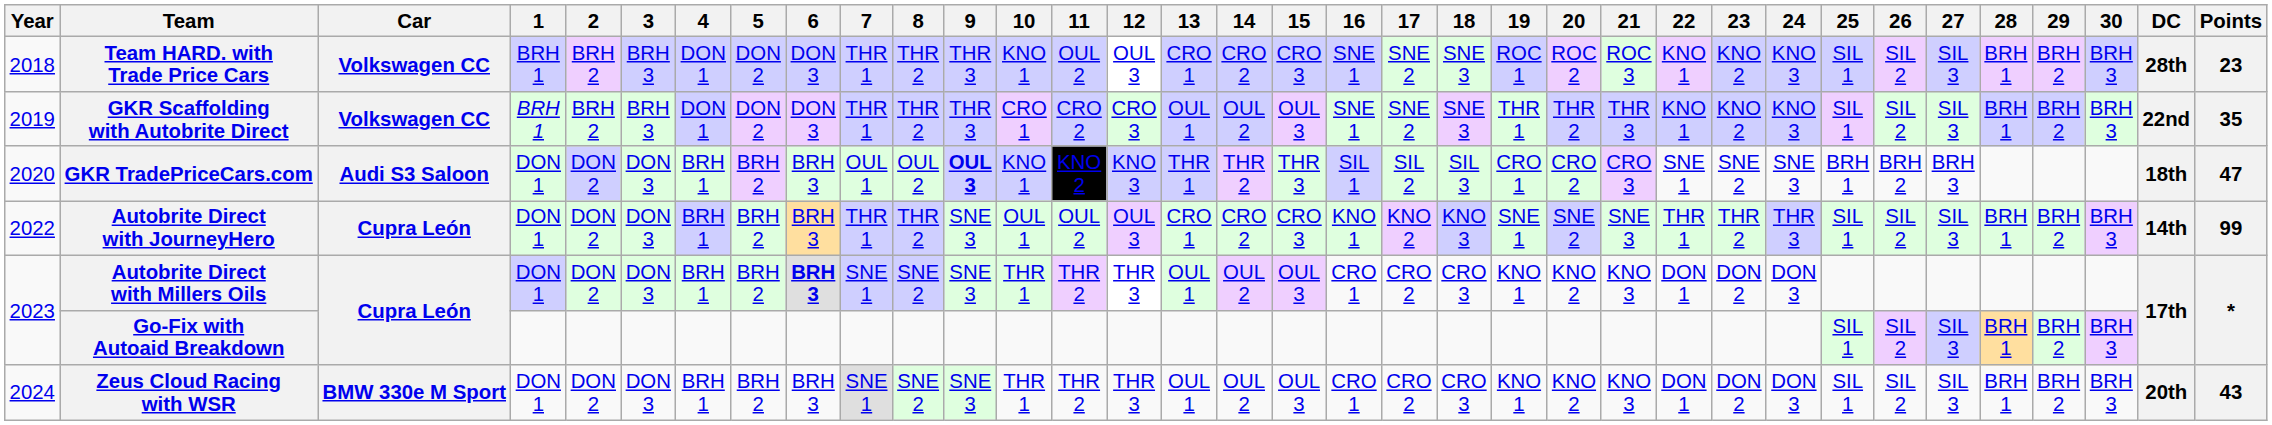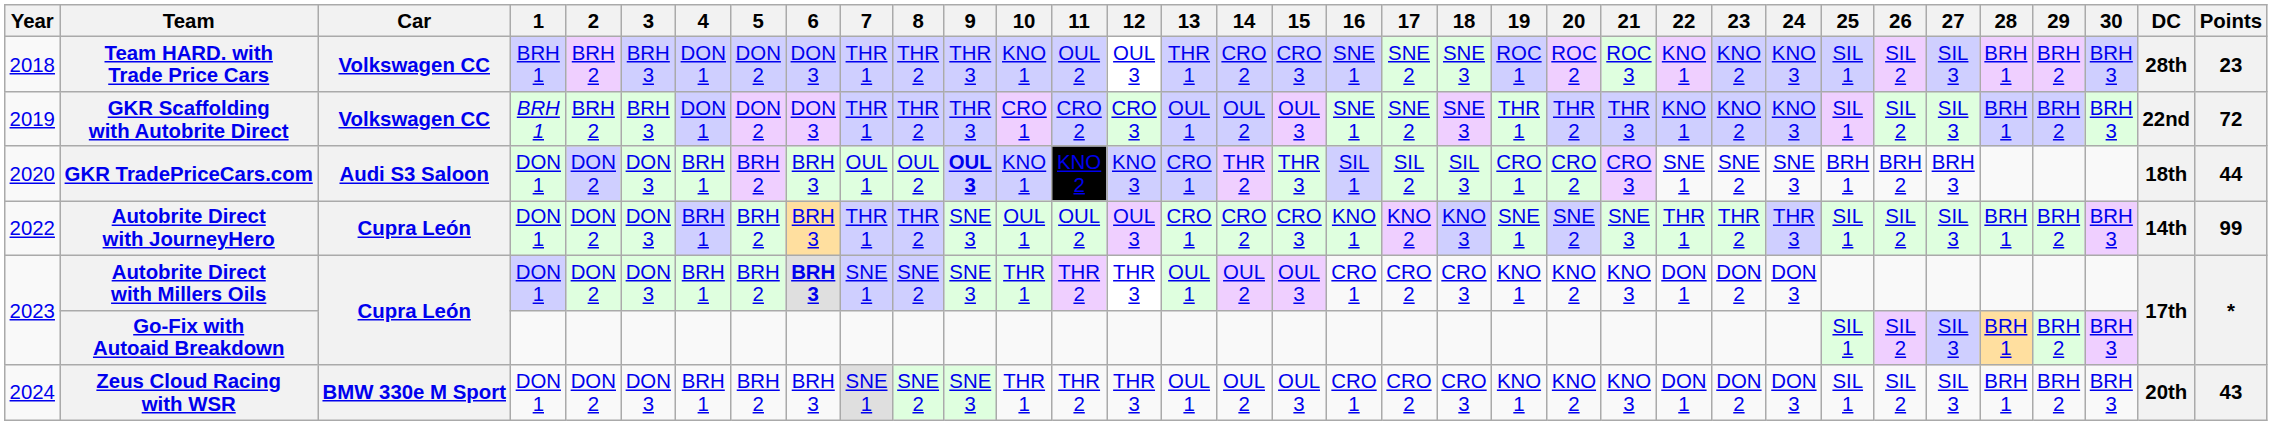(1189, 64) CRO 1 -> (1189, 64) THR 1
(2231, 118) 35 -> (2231, 118) 72
(1189, 173) THR 1 -> (1189, 173) CRO 1
(2231, 173) 47 -> (2231, 173) 44
